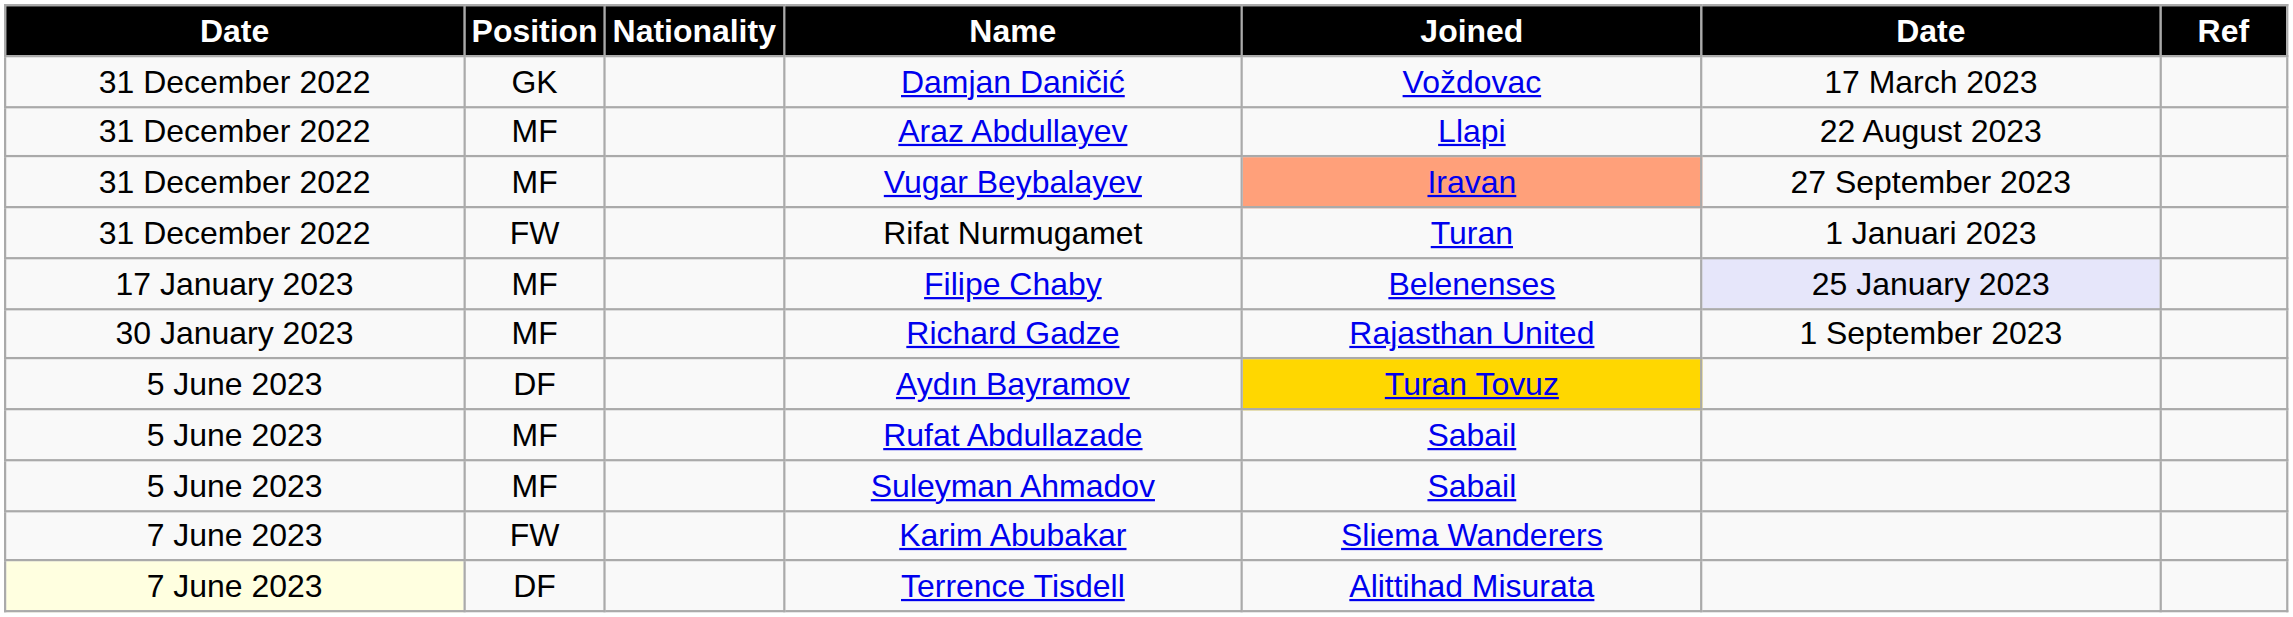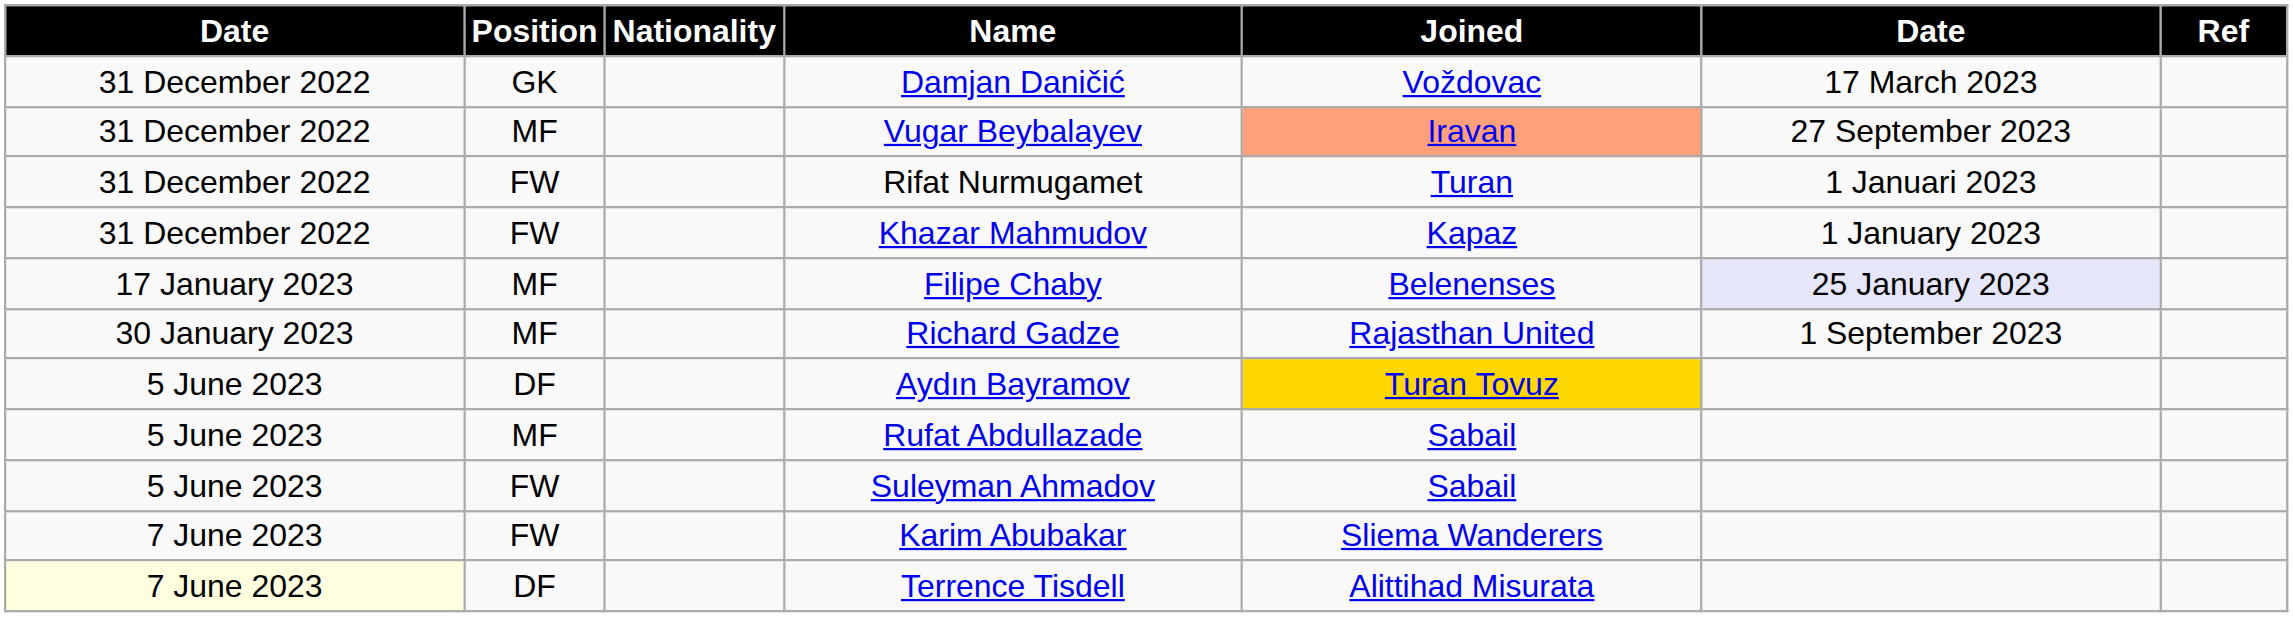- row: (1013, 132)
+ row: (1013, 233)
(535, 485) MF -> (535, 485) FW
